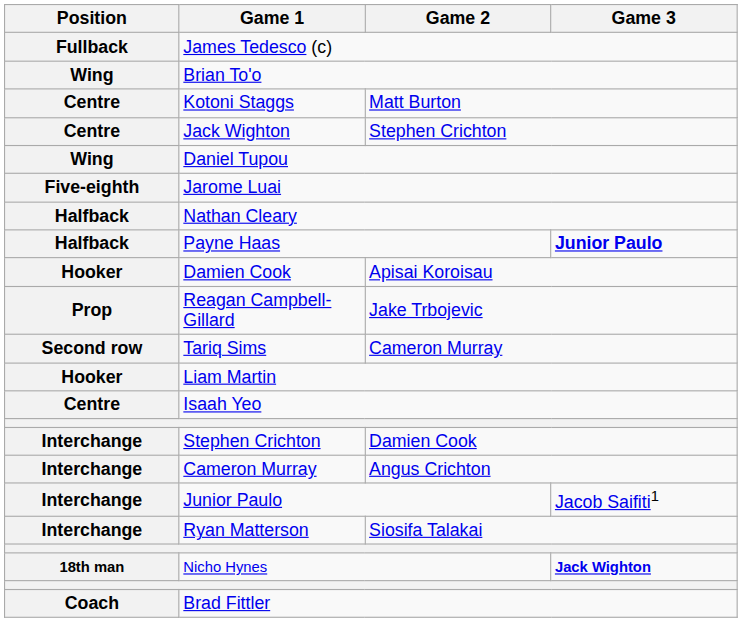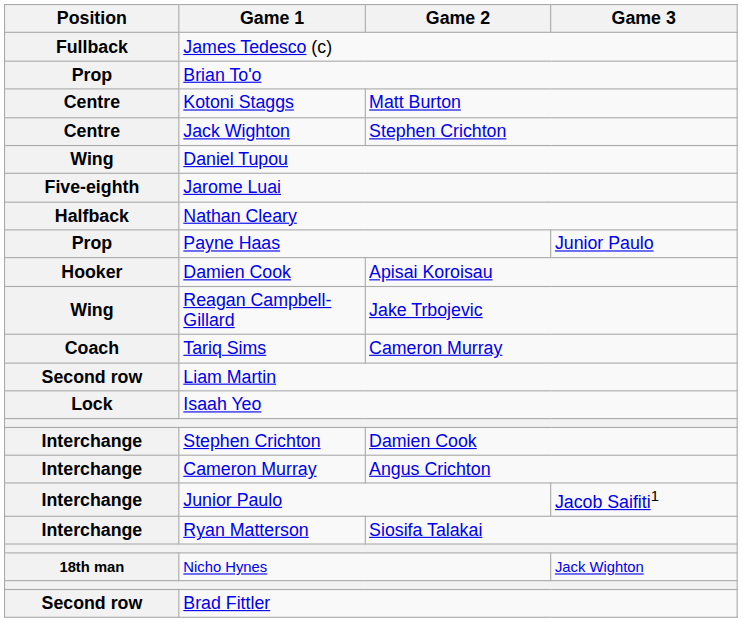(92, 74) Wing -> (92, 74) Prop
(92, 243) Halfback -> (92, 243) Prop
(609, 243) bold -> (604, 243) normal
(92, 310) Prop -> (92, 310) Wing
(92, 348) Second row -> (92, 348) Coach
(92, 376) Hooker -> (92, 376) Second row
(92, 404) Centre -> (92, 404) Lock
(603, 566) bold -> (599, 567) normal
(92, 603) Coach -> (92, 603) Second row
